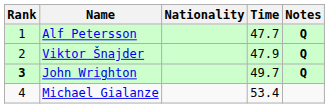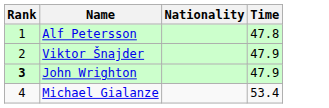- column: (303, 14)
(265, 34) 47.7 -> (265, 34) 47.8
(265, 73) 49.7 -> (265, 73) 47.9
